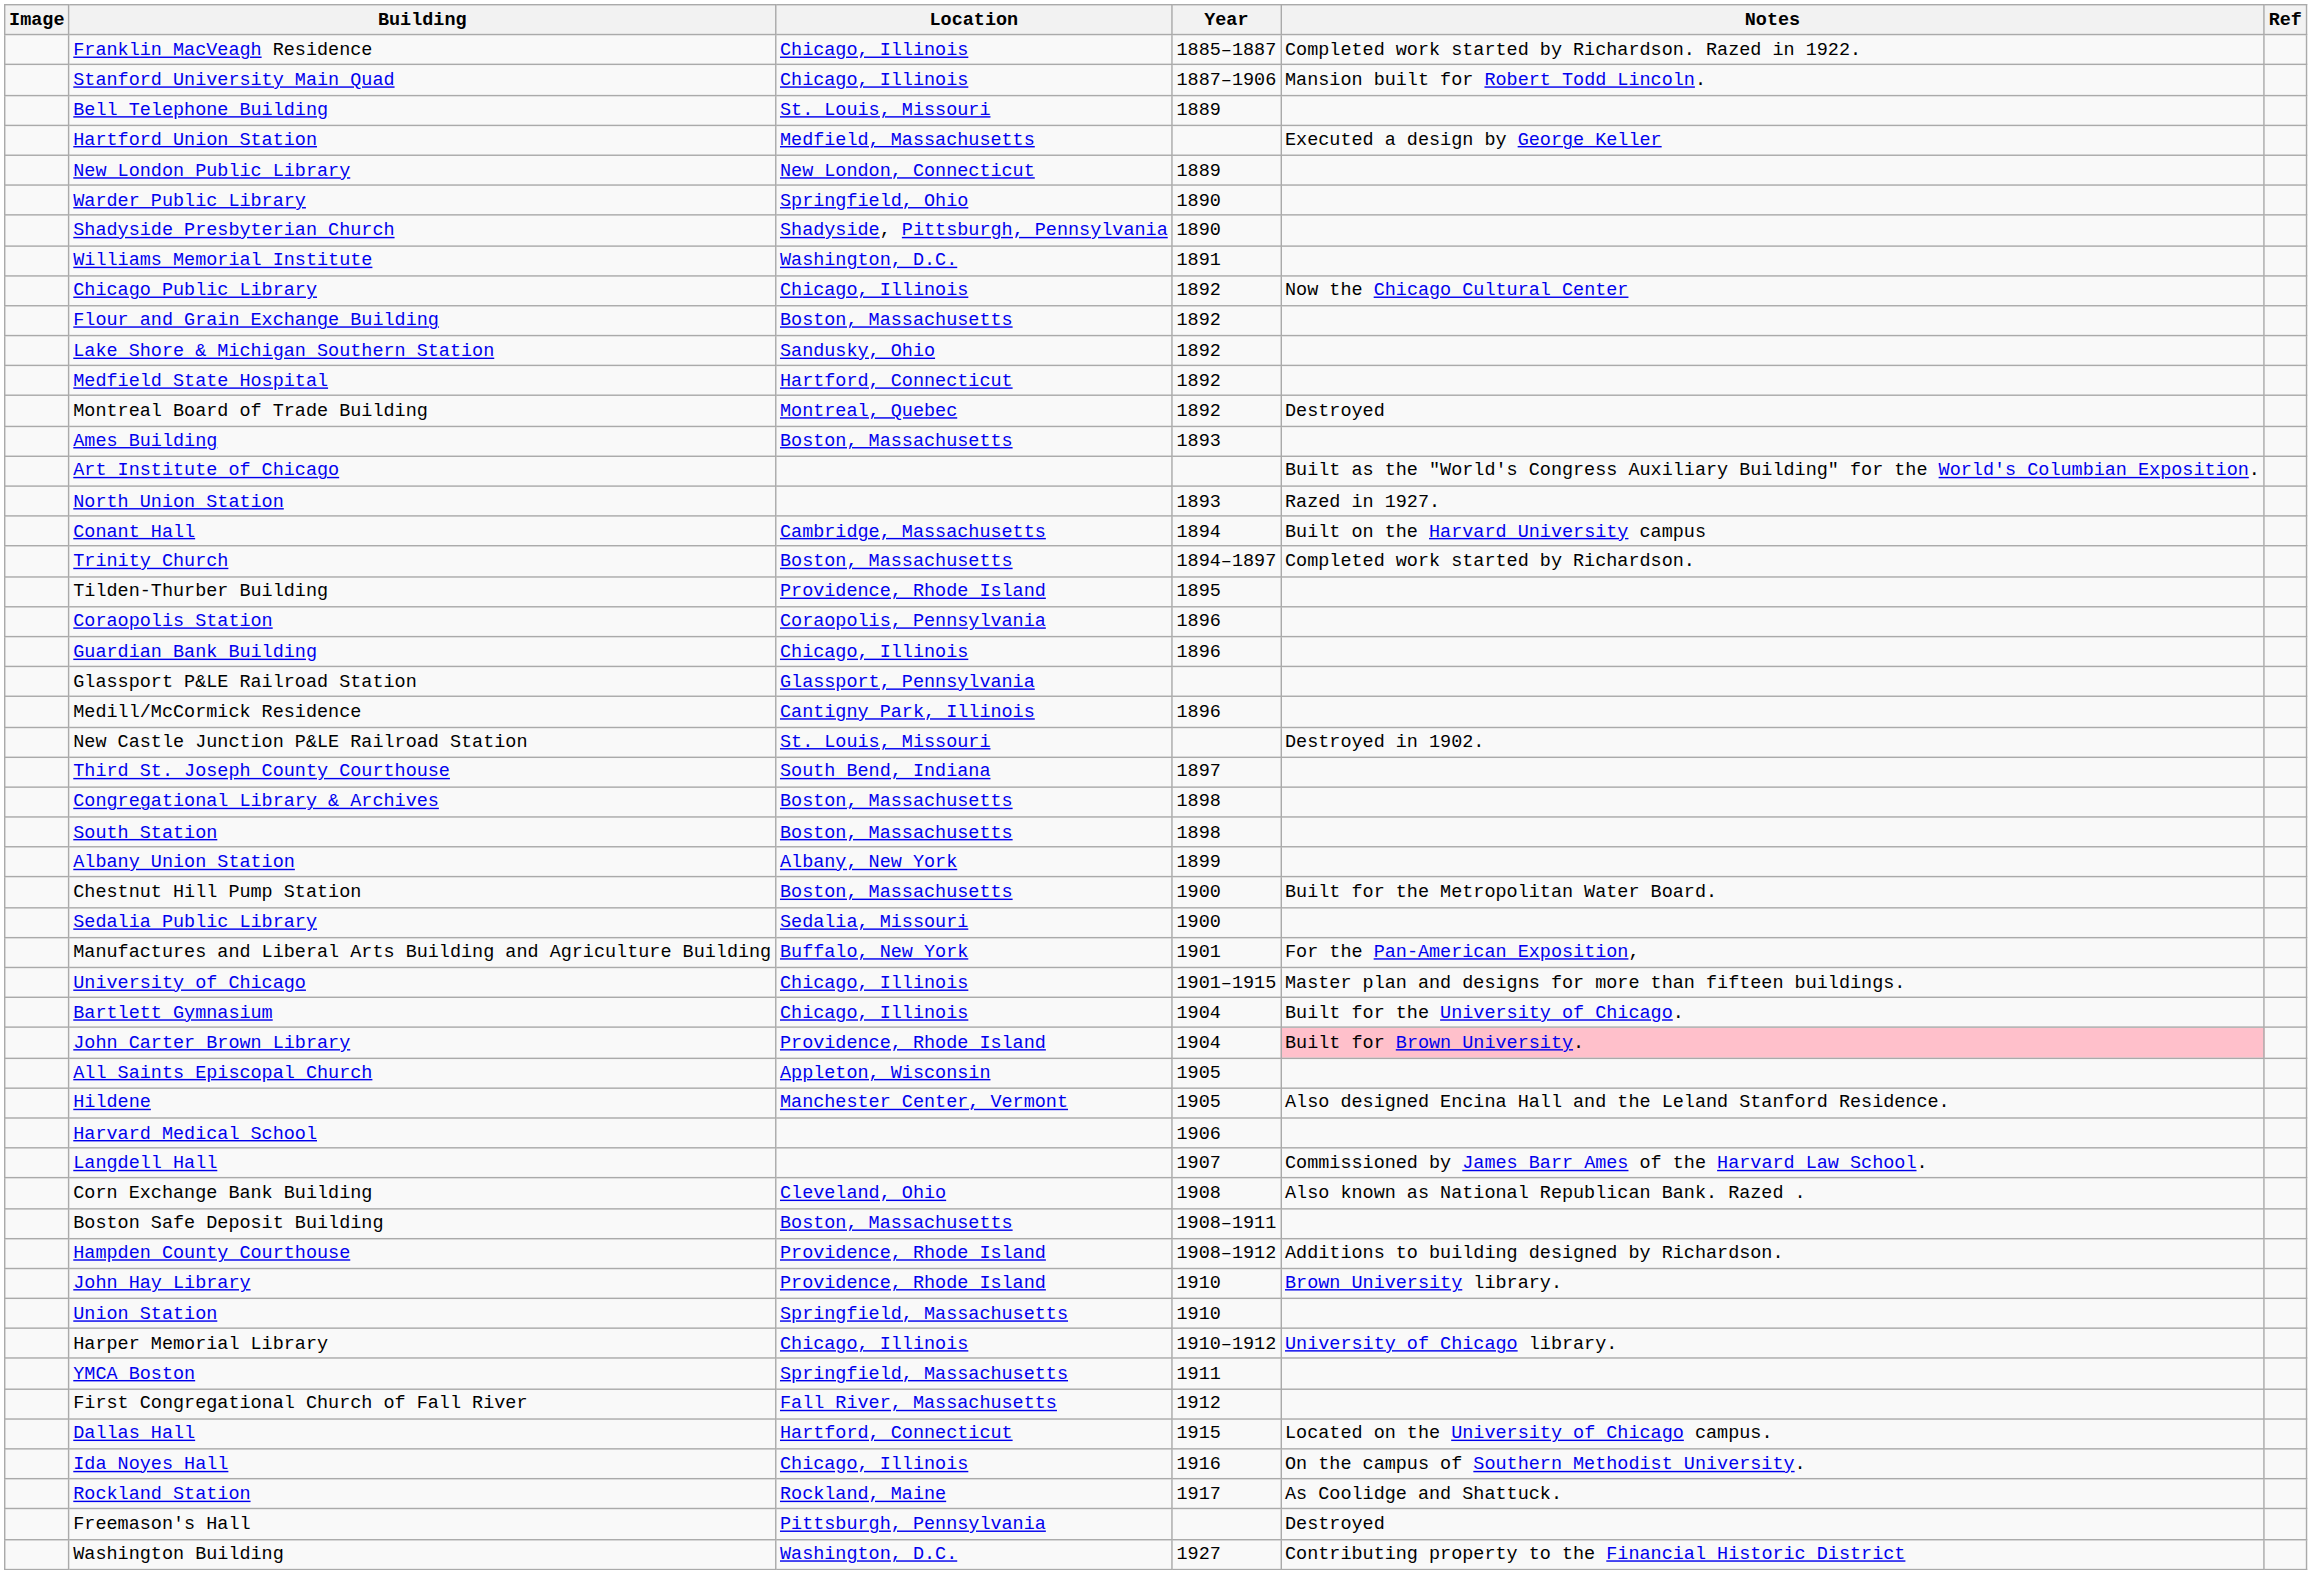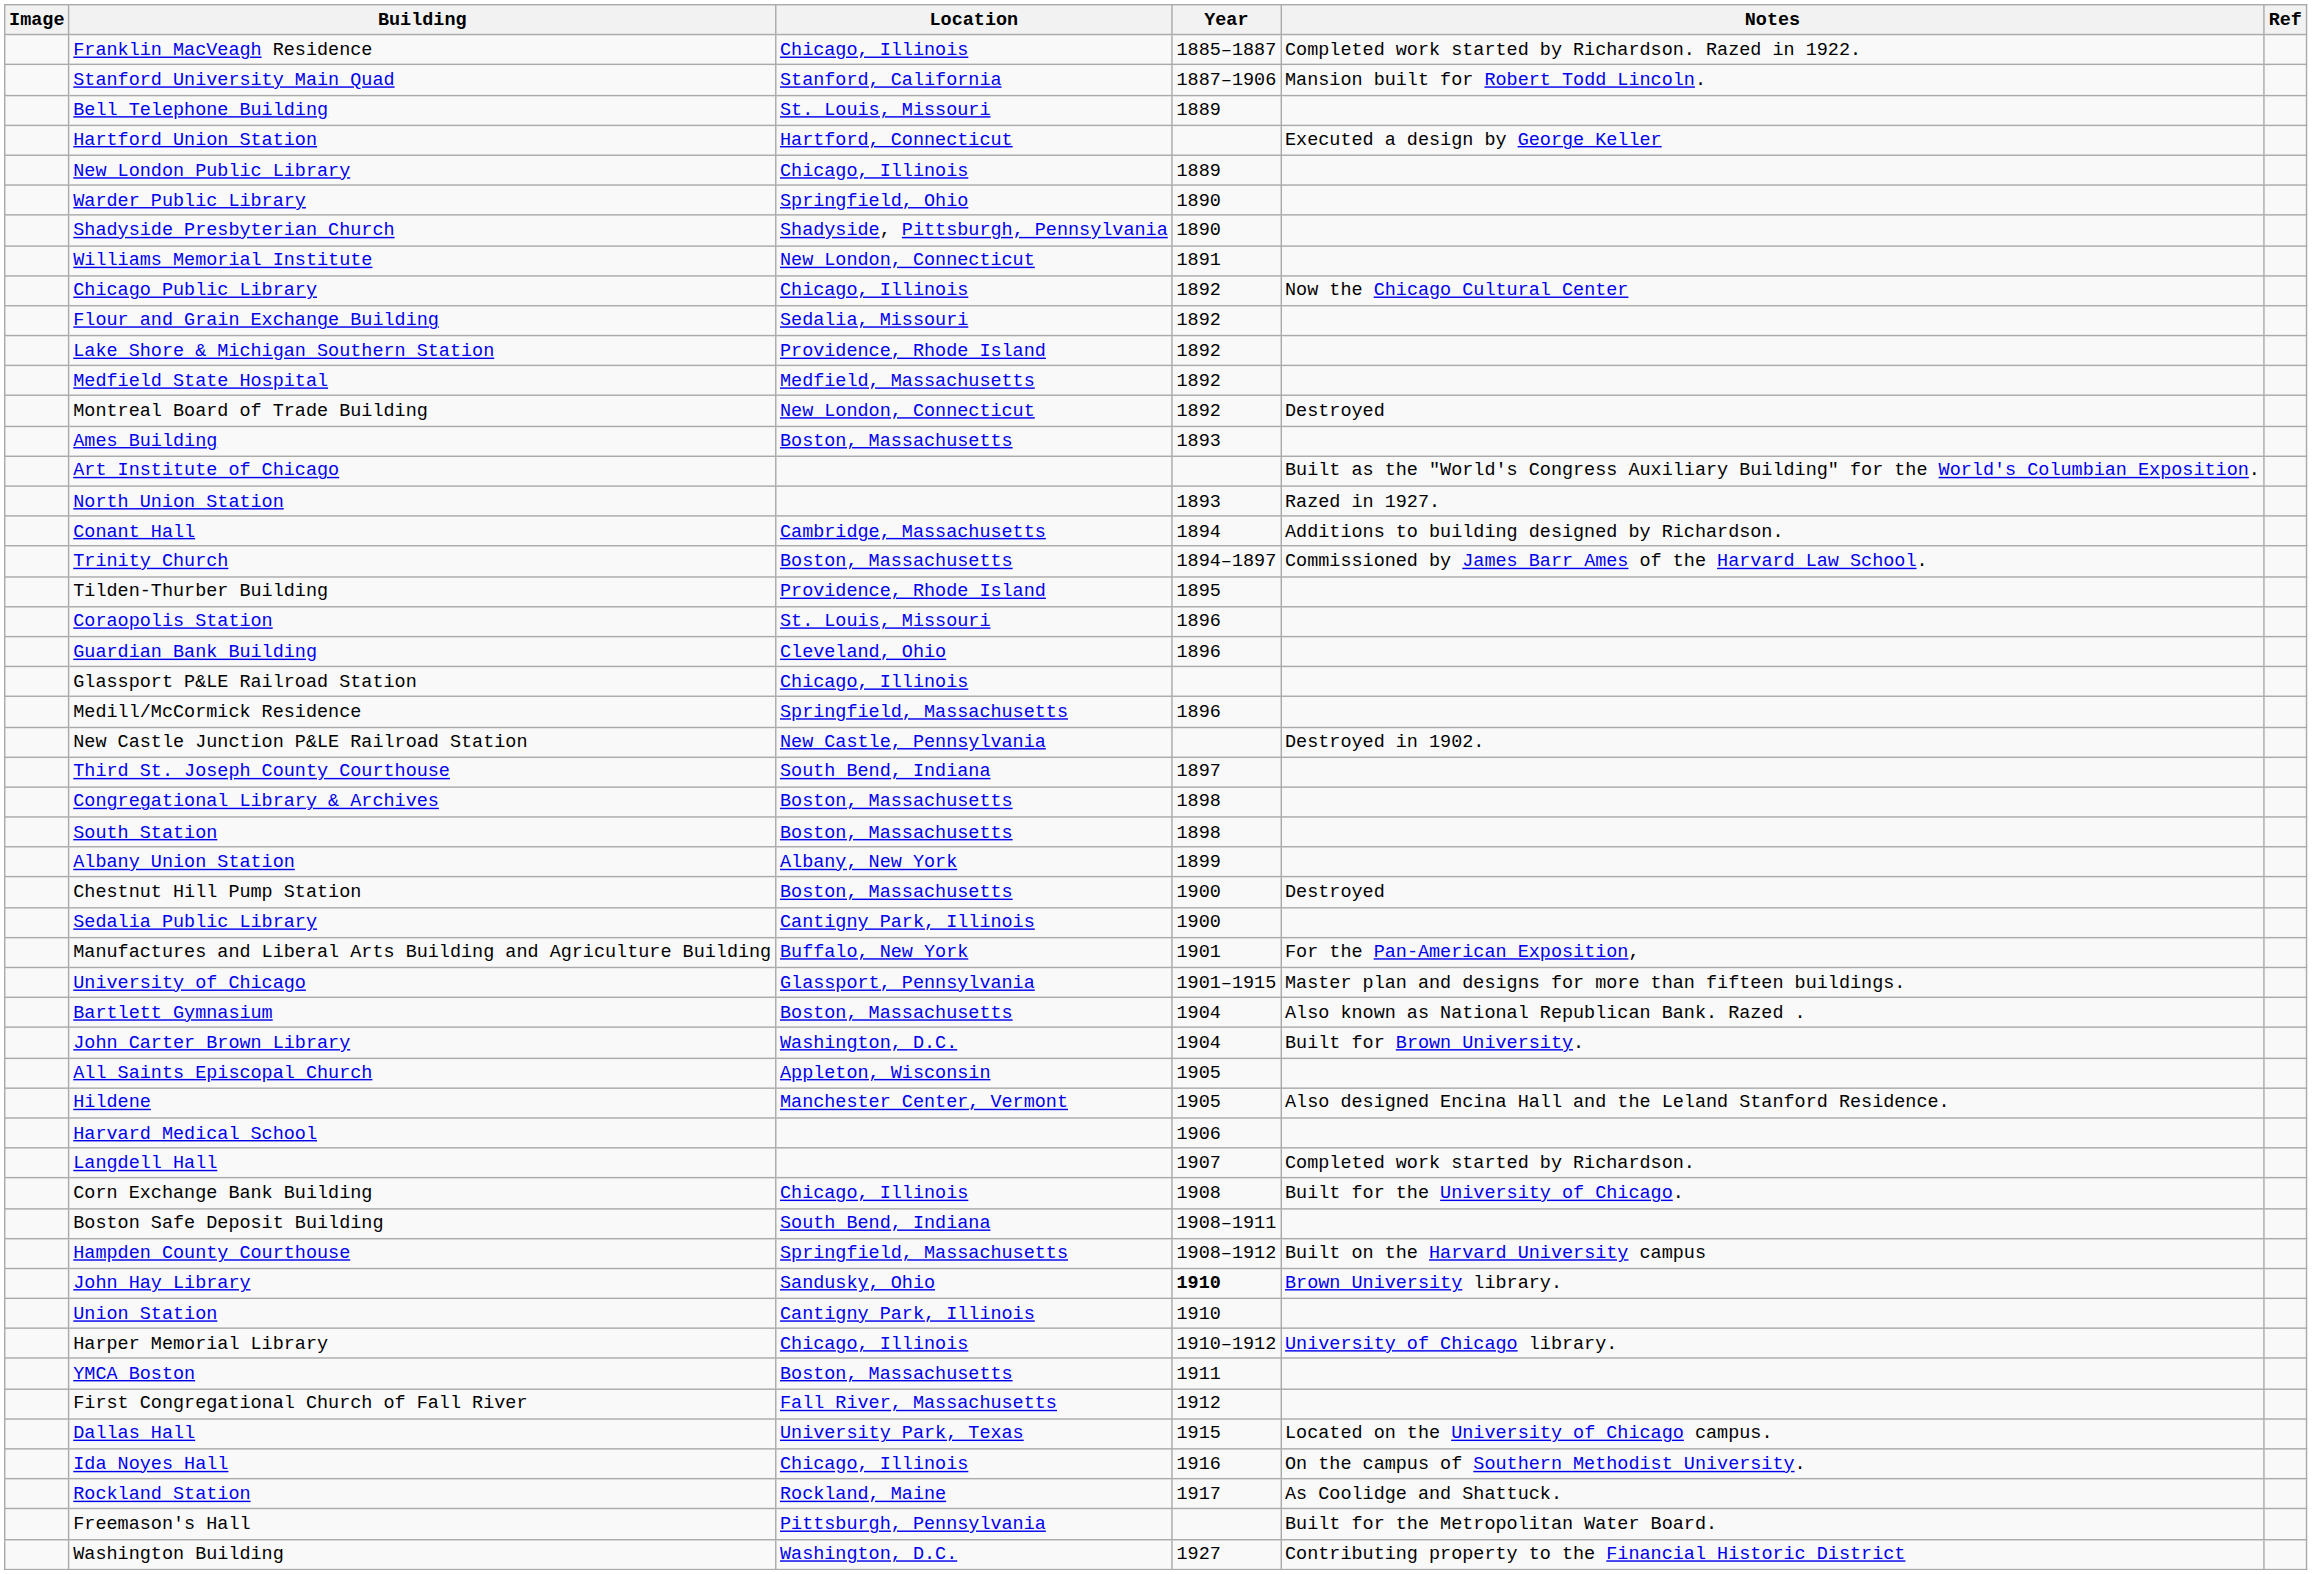(874, 80) Chicago, Illinois -> (891, 80) Stanford, California
(907, 140) Medfield, Massachusetts -> (896, 140) Hartford, Connecticut
(907, 170) New London, Connecticut -> (874, 170) Chicago, Illinois
(869, 260) Washington, D.C. -> (907, 260) New London, Connecticut
(896, 321) Boston, Massachusetts -> (874, 321) Sedalia, Missouri
(858, 351) Sandusky, Ohio -> (913, 351) Providence, Rhode Island
(896, 381) Hartford, Connecticut -> (907, 381) Medfield, Massachusetts
(869, 411) Montreal, Quebec -> (907, 411) New London, Connecticut
(1496, 531) Built on the Harvard University campus -> (1534, 531) Additions to building designed by Richardson.
(1490, 561) Completed work started by Richardson. -> (1606, 561) Commissioned by James Barr Ames of the Harvard Law School.
(913, 621) Coraopolis, Pennsylvania -> (885, 621) St. Louis, Missouri
(874, 652) Chicago, Illinois -> (863, 652) Cleveland, Ohio
(907, 682) Glassport, Pennsylvania -> (874, 682) Chicago, Illinois
(907, 712) Cantigny Park, Illinois -> (924, 712) Springfield, Massachusetts
(885, 742) St. Louis, Missouri -> (913, 742) New Castle, Pennsylvania
(1501, 892) Built for the Metropolitan Water Board. -> (1335, 892) Destroyed
(874, 922) Sedalia, Missouri -> (907, 922) Cantigny Park, Illinois
(874, 983) Chicago, Illinois -> (907, 983) Glassport, Pennsylvania
(874, 1013) Chicago, Illinois -> (896, 1013) Boston, Massachusetts
(1484, 1013) Built for the University of Chicago. -> (1545, 1013) Also known as National Republican Bank. Razed .
(913, 1043) Providence, Rhode Island -> (869, 1043) Washington, D.C.
(1435, 1043) pink background -> (1435, 1043) no background
(1606, 1163) Commissioned by James Barr Ames of the Harvard Law School. -> (1490, 1163) Completed work started by Richardson.
(863, 1193) Cleveland, Ohio -> (874, 1193) Chicago, Illinois
(1545, 1193) Also known as National Republican Bank. Razed . -> (1484, 1193) Built for the University of Chicago.
(896, 1223) Boston, Massachusetts -> (885, 1223) South Bend, Indiana
(913, 1253) Providence, Rhode Island -> (924, 1253) Springfield, Massachusetts
(1534, 1253) Additions to building designed by Richardson. -> (1496, 1253) Built on the Harvard University campus
(913, 1283) Providence, Rhode Island -> (858, 1283) Sandusky, Ohio
(1199, 1283) normal -> (1199, 1283) bold
(924, 1313) Springfield, Massachusetts -> (907, 1313) Cantigny Park, Illinois
(924, 1374) Springfield, Massachusetts -> (896, 1374) Boston, Massachusetts
(896, 1434) Hartford, Connecticut -> (902, 1434) University Park, Texas
(1335, 1524) Destroyed -> (1501, 1524) Built for the Metropolitan Water Board.
